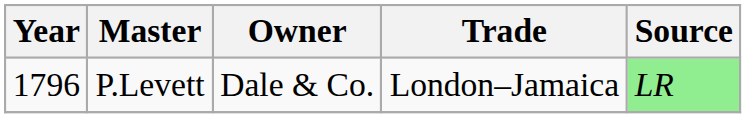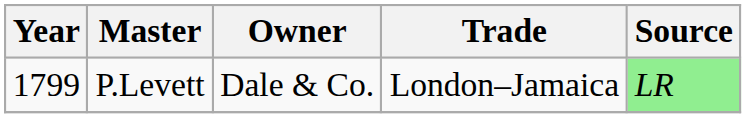(46, 84) 1796 -> (46, 84) 1799
